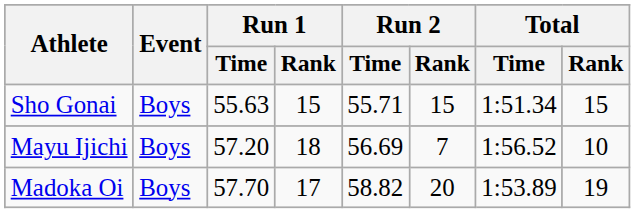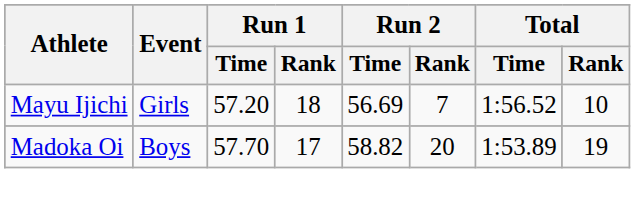- row: (64, 105)
(165, 146) Boys -> (164, 105) Girls
